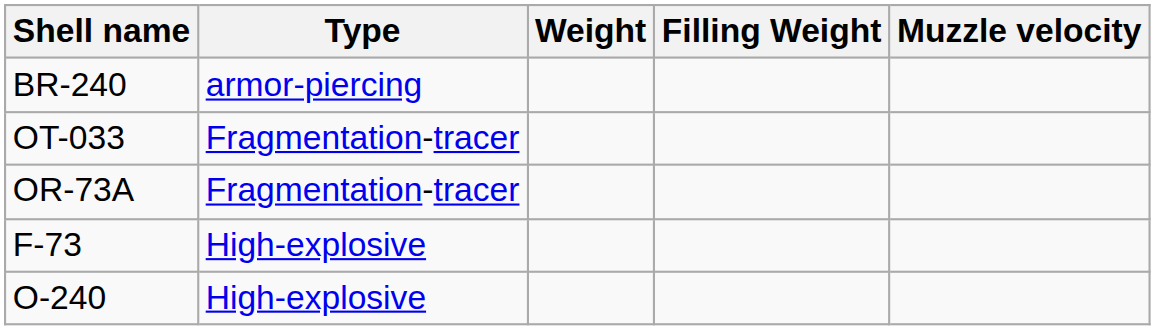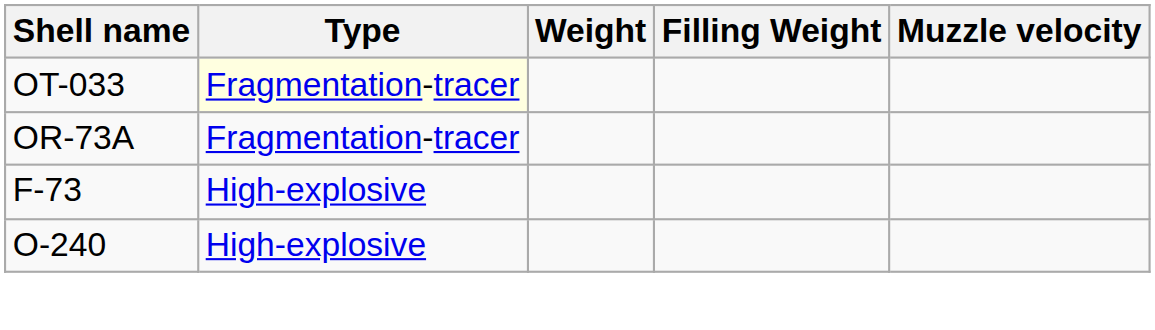- row: (70, 84)
(363, 137) no background -> (363, 84) lightyellow background
